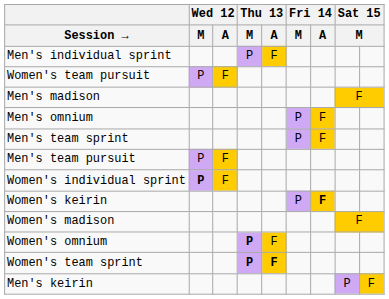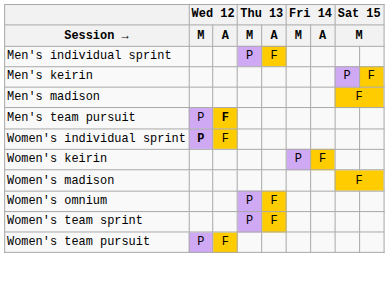rows swapped: (50, 283) <-> (79, 77)
- row: (50, 118)
- row: (68, 139)
(225, 159) normal -> (225, 118) bold
(323, 201) bold -> (323, 159) normal
(250, 242) bold -> (250, 201) normal
(250, 263) bold -> (250, 221) normal
(274, 263) bold -> (274, 221) normal
